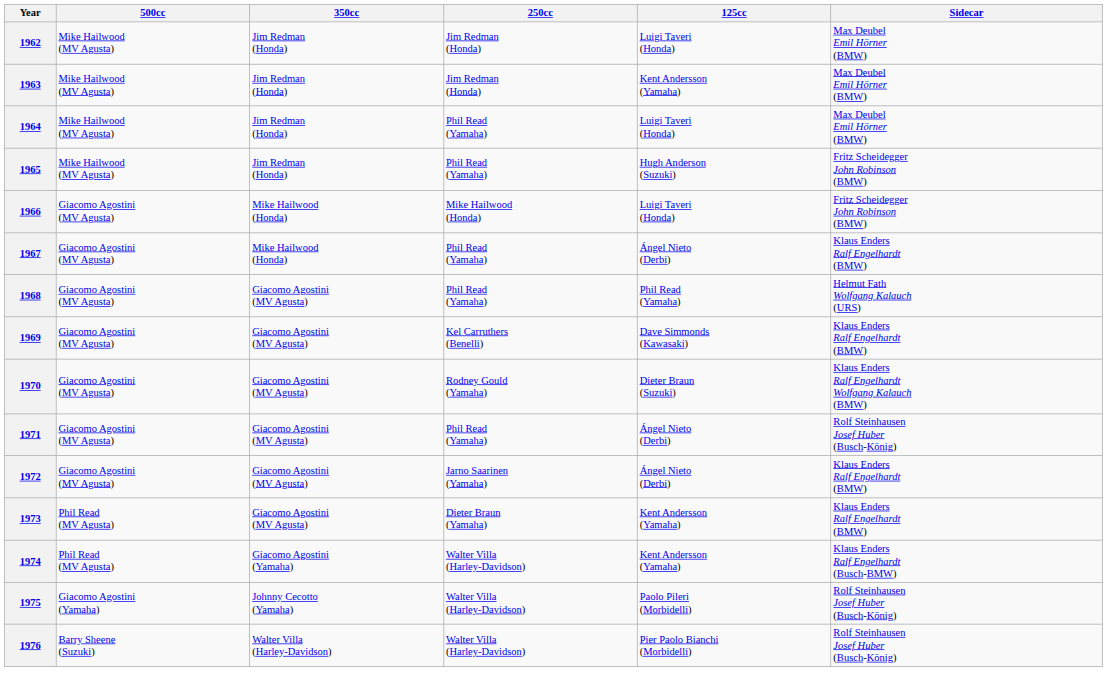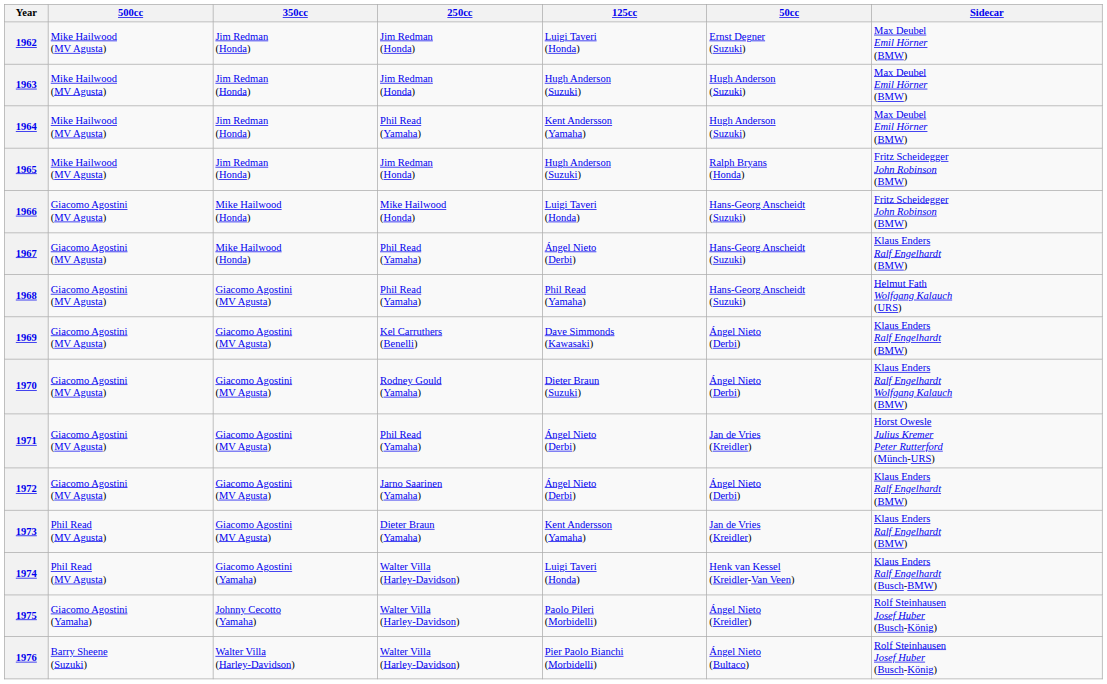+ column: (789, 13)
(673, 85) Kent Andersson (Yamaha) -> (578, 85) Hugh Anderson (Suzuki)
(666, 127) Luigi Taveri (Honda) -> (578, 127) Kent Andersson (Yamaha)
(467, 169) Phil Read (Yamaha) -> (406, 169) Jim Redman (Honda)
(869, 435) Rolf Steinhausen Josef Huber (Busch-König) -> (908, 441) Horst Owesle Julius Kremer Peter Rutterford (Münch-URS)
(673, 561) Kent Andersson (Yamaha) -> (571, 574) Luigi Taveri (Honda)
